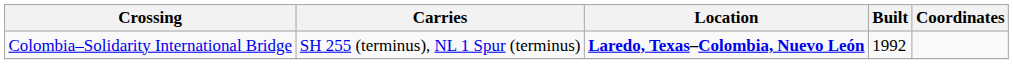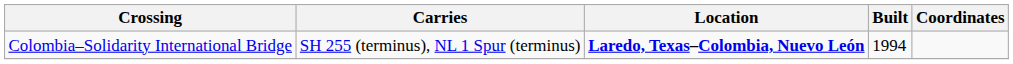(889, 44) 1992 -> (889, 44) 1994
